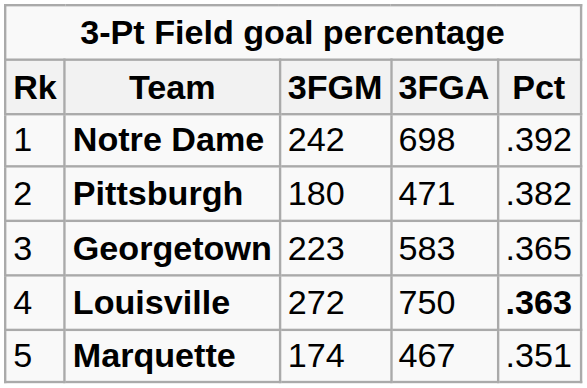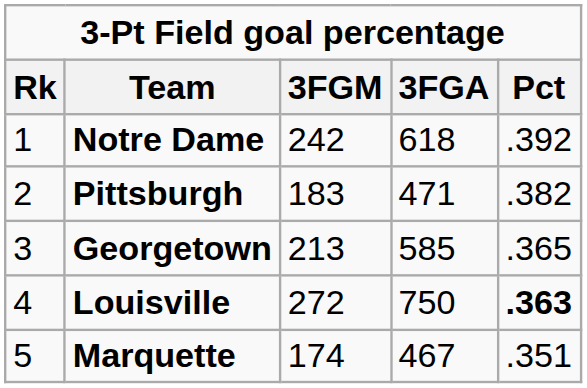(427, 140) 698 -> (427, 140) 618
(316, 194) 180 -> (316, 194) 183
(316, 248) 223 -> (316, 248) 213
(427, 248) 583 -> (427, 248) 585
